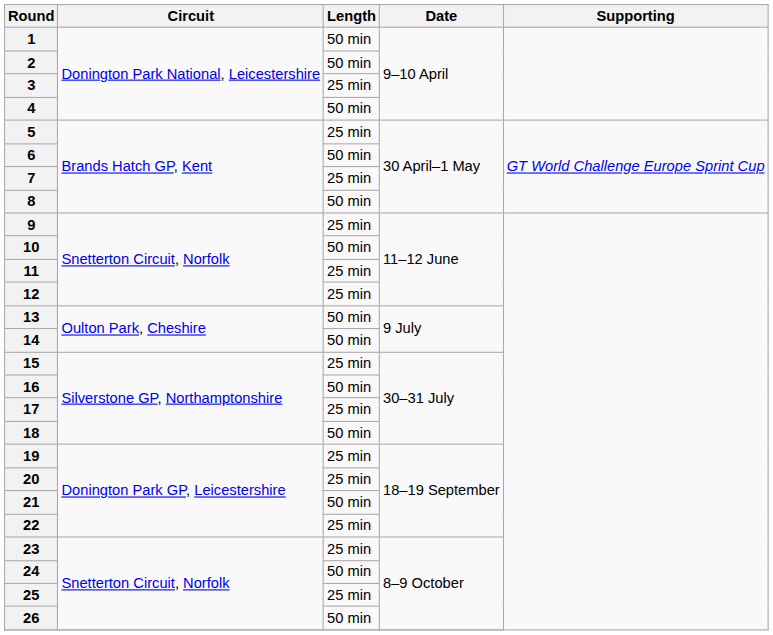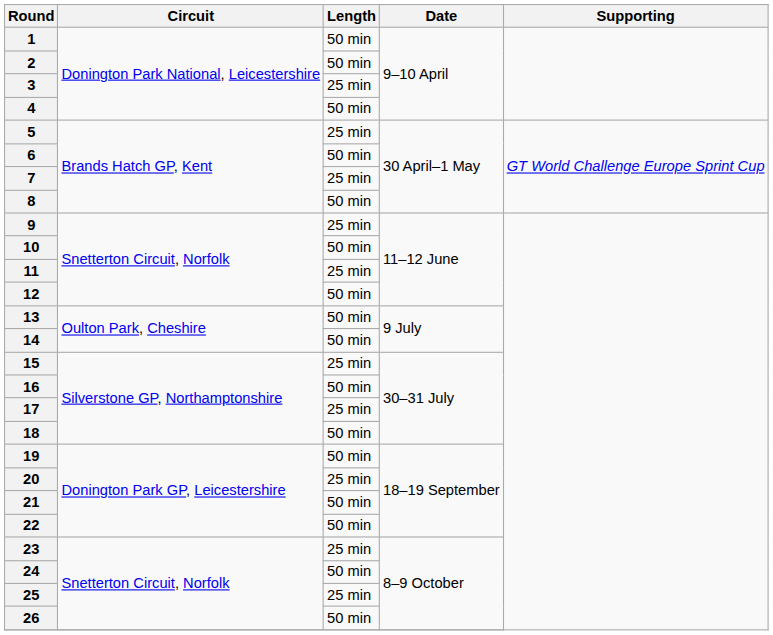(349, 294) 25 min -> (349, 294) 50 min
(349, 456) 25 min -> (349, 456) 50 min
(349, 525) 25 min -> (349, 525) 50 min
